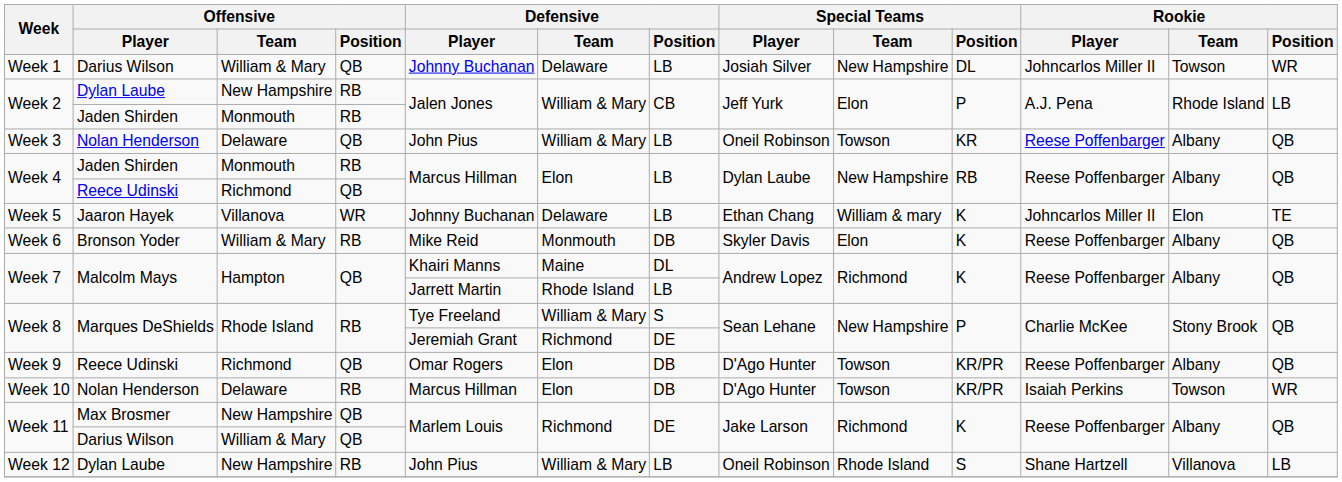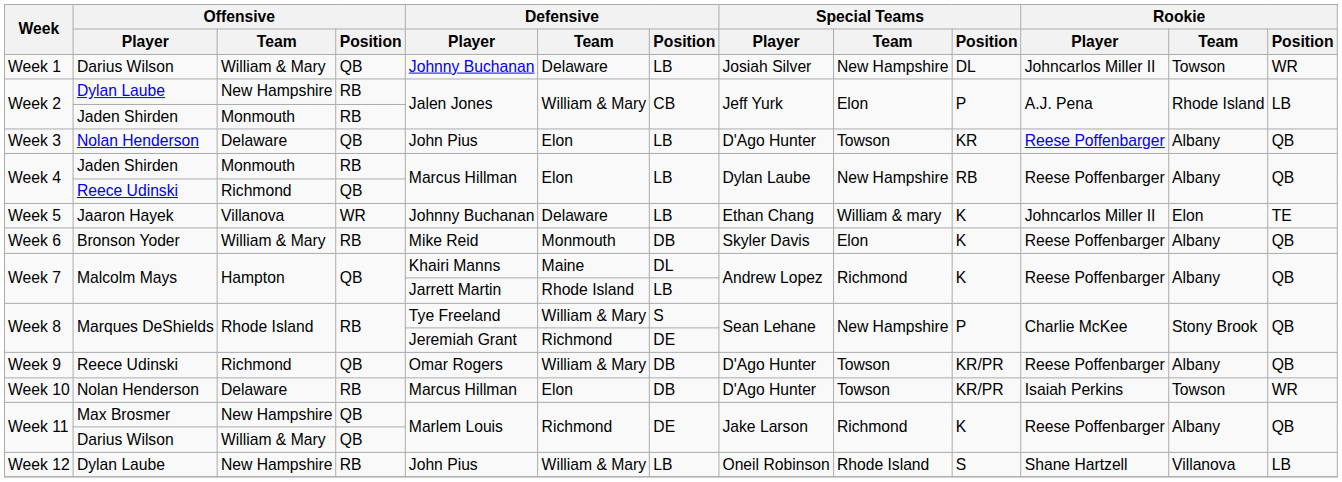(594, 141) William & Mary -> (557, 141) Elon
(776, 141) Oneil Robinson -> (769, 141) D'Ago Hunter
(557, 365) Elon -> (594, 365) William & Mary
